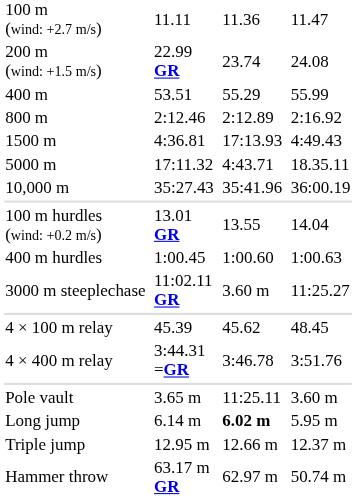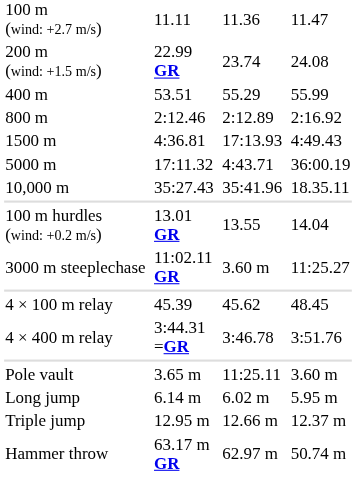(320, 164) 18.35.11 -> (321, 164) 36:00.19
(321, 187) 36:00.19 -> (320, 187) 18.35.11
- row: (54, 257)
(246, 420) bold -> (246, 397) normal
